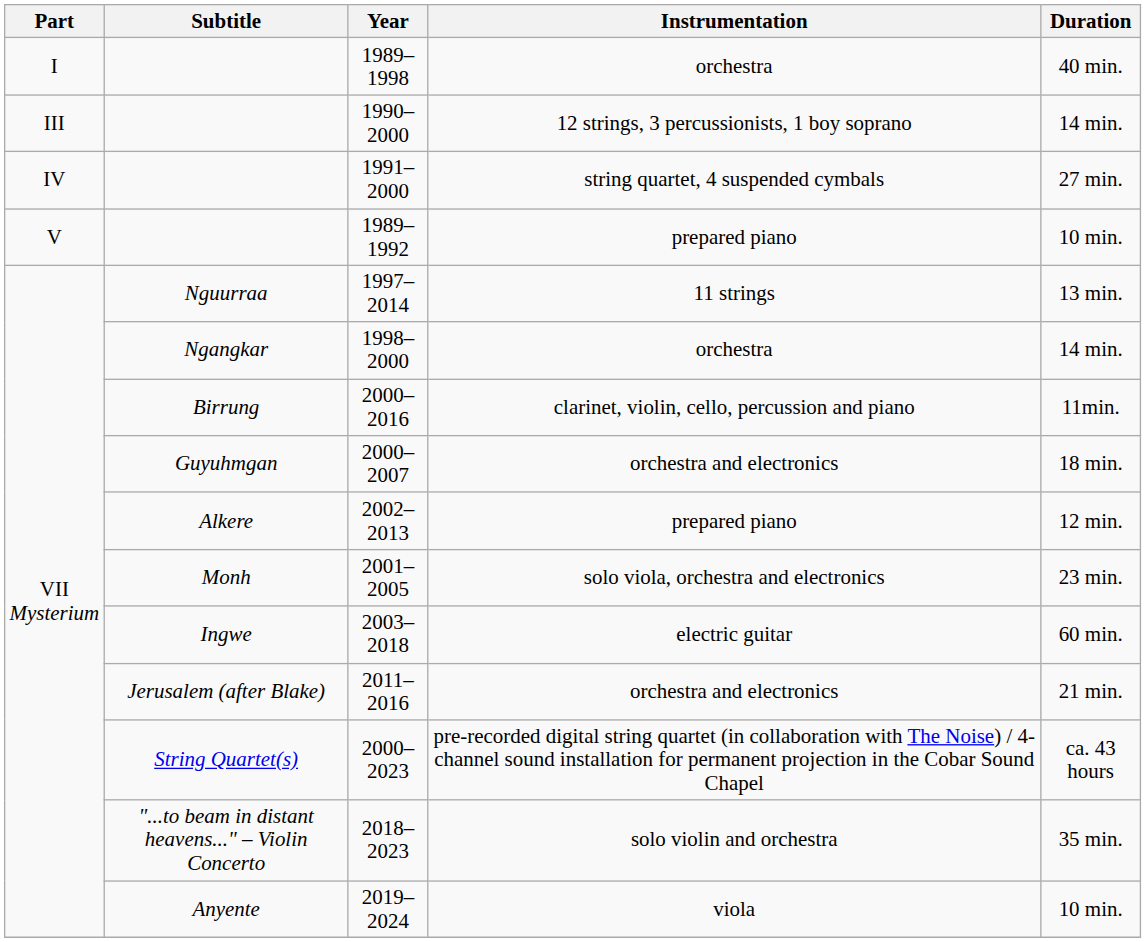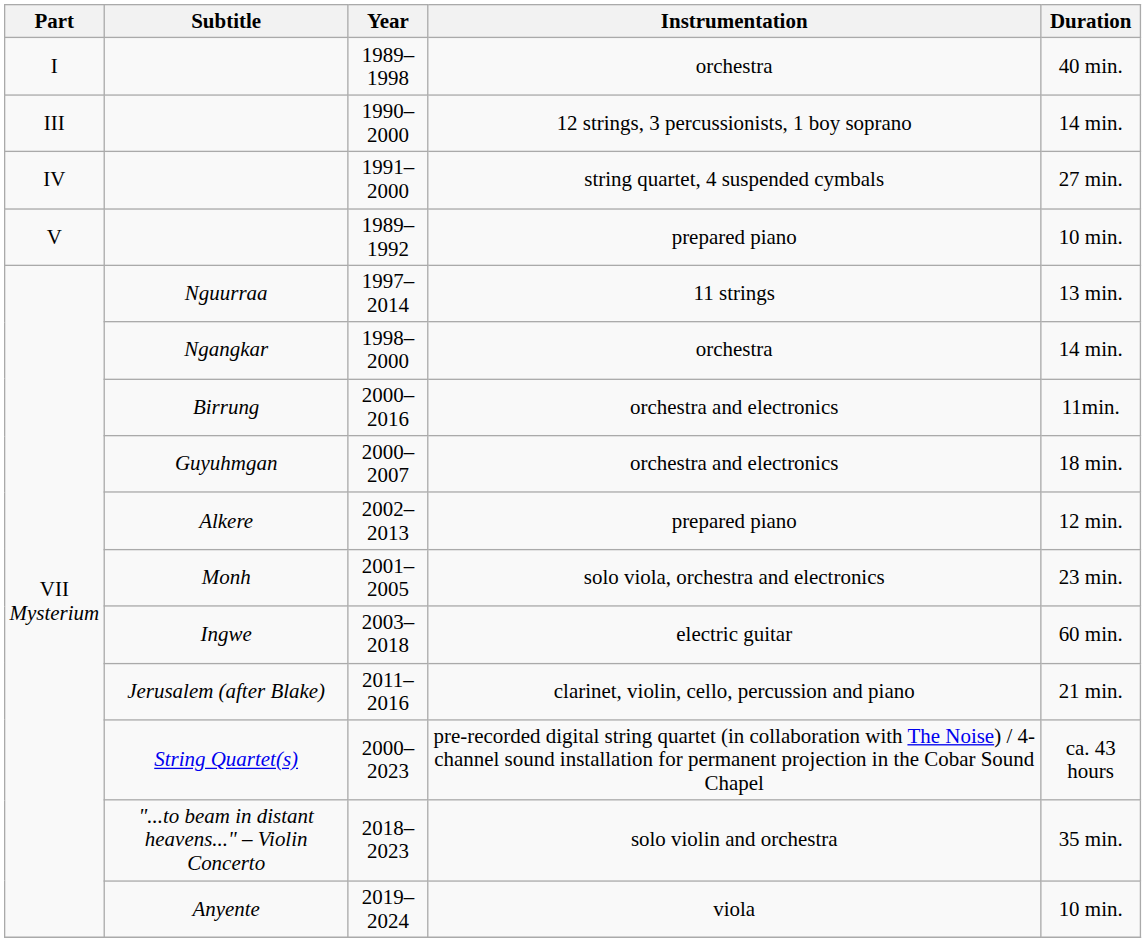(734, 407) clarinet, violin, cello, percussion and piano -> (734, 407) orchestra and electronics
(734, 691) orchestra and electronics -> (734, 691) clarinet, violin, cello, percussion and piano
